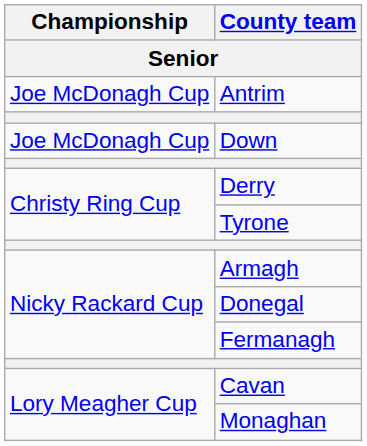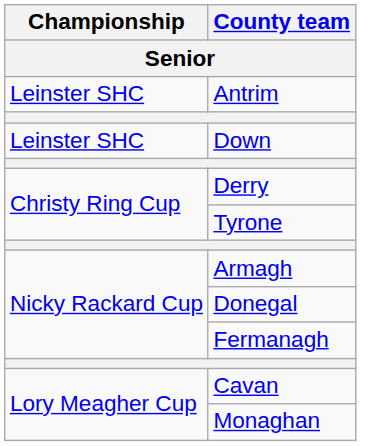(110, 93) Joe McDonagh Cup -> (77, 93) Leinster SHC
(110, 140) Joe McDonagh Cup -> (77, 140) Leinster SHC
